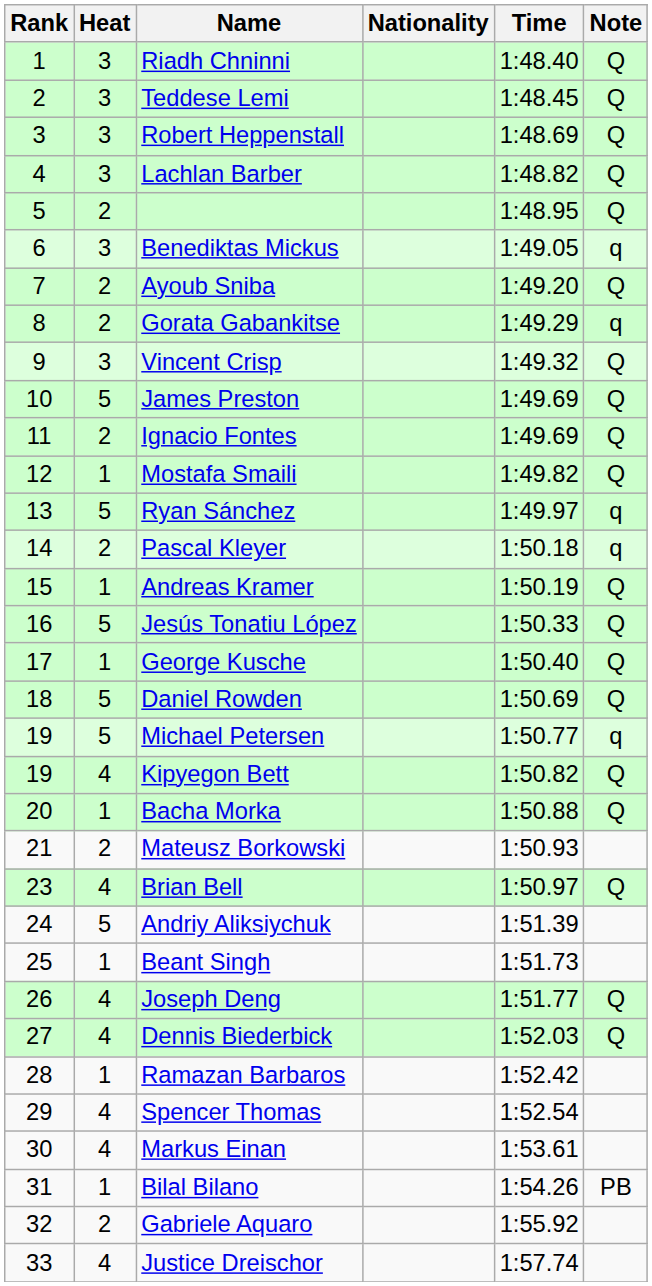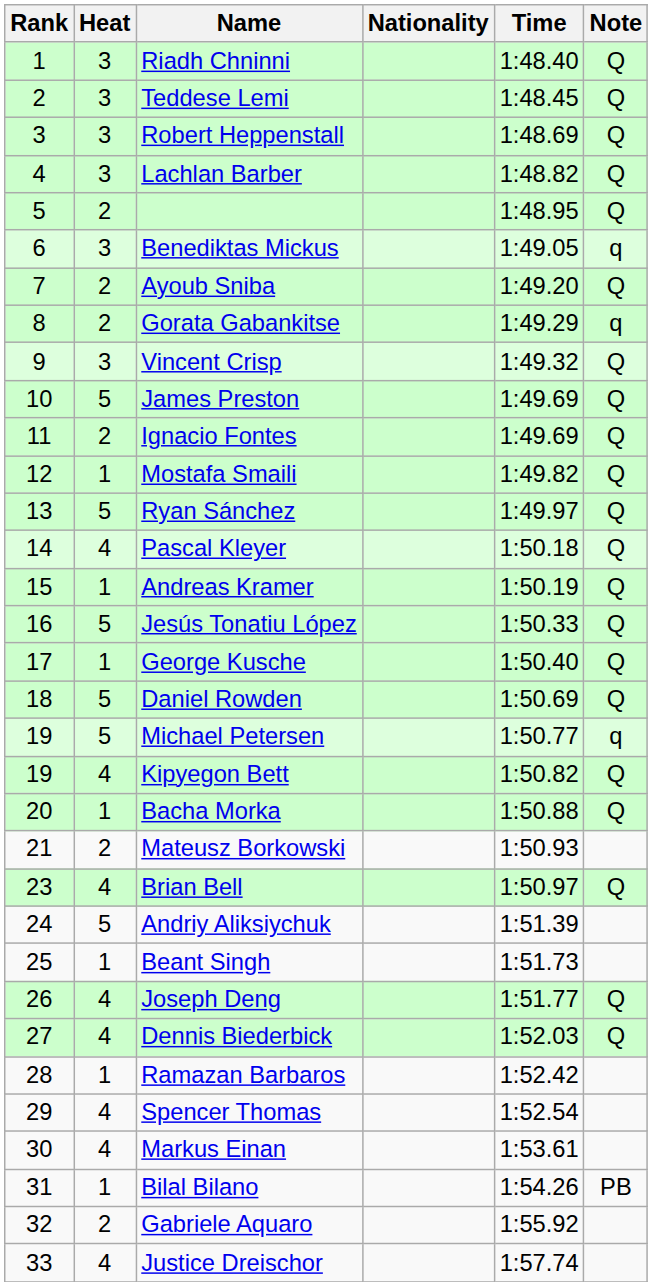(616, 511) q -> (616, 511) Q
(105, 549) 2 -> (105, 549) 4
(616, 549) q -> (616, 549) Q
